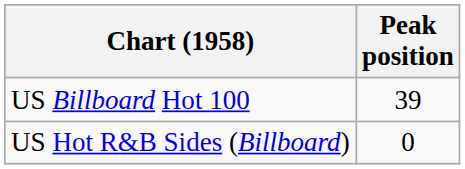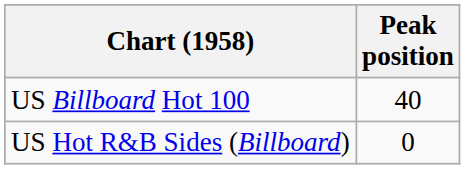(408, 99) 39 -> (408, 99) 40
